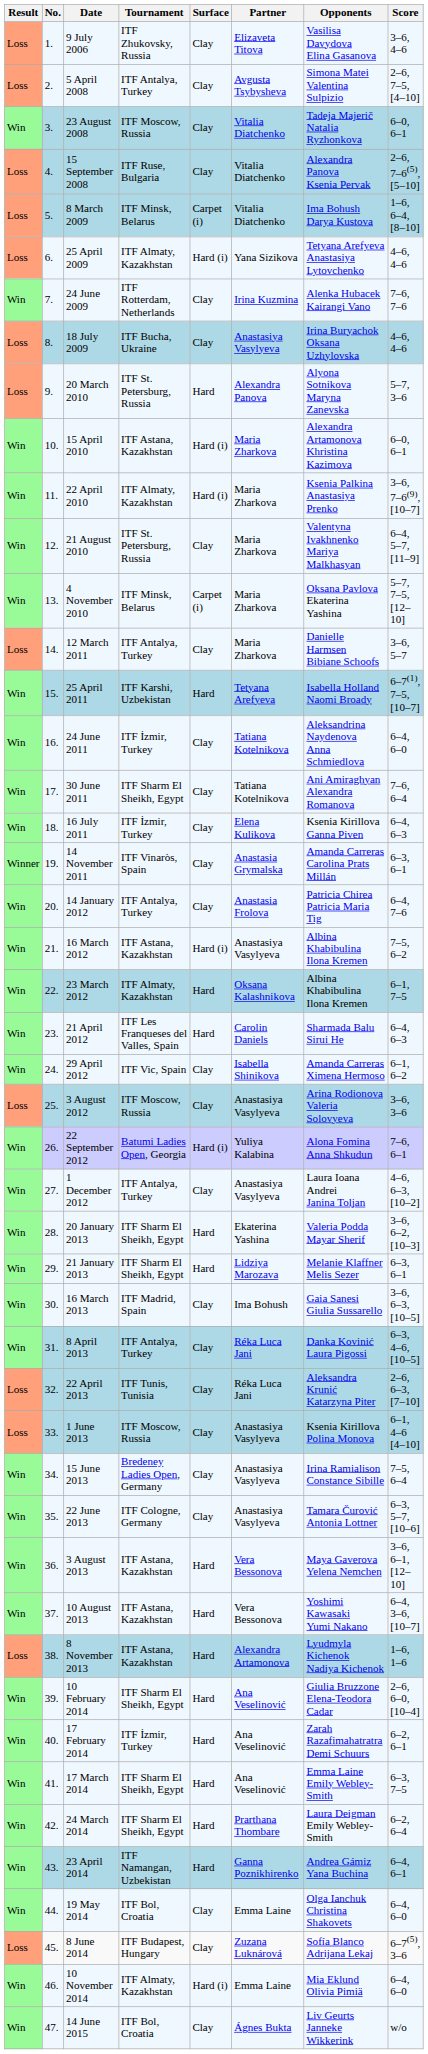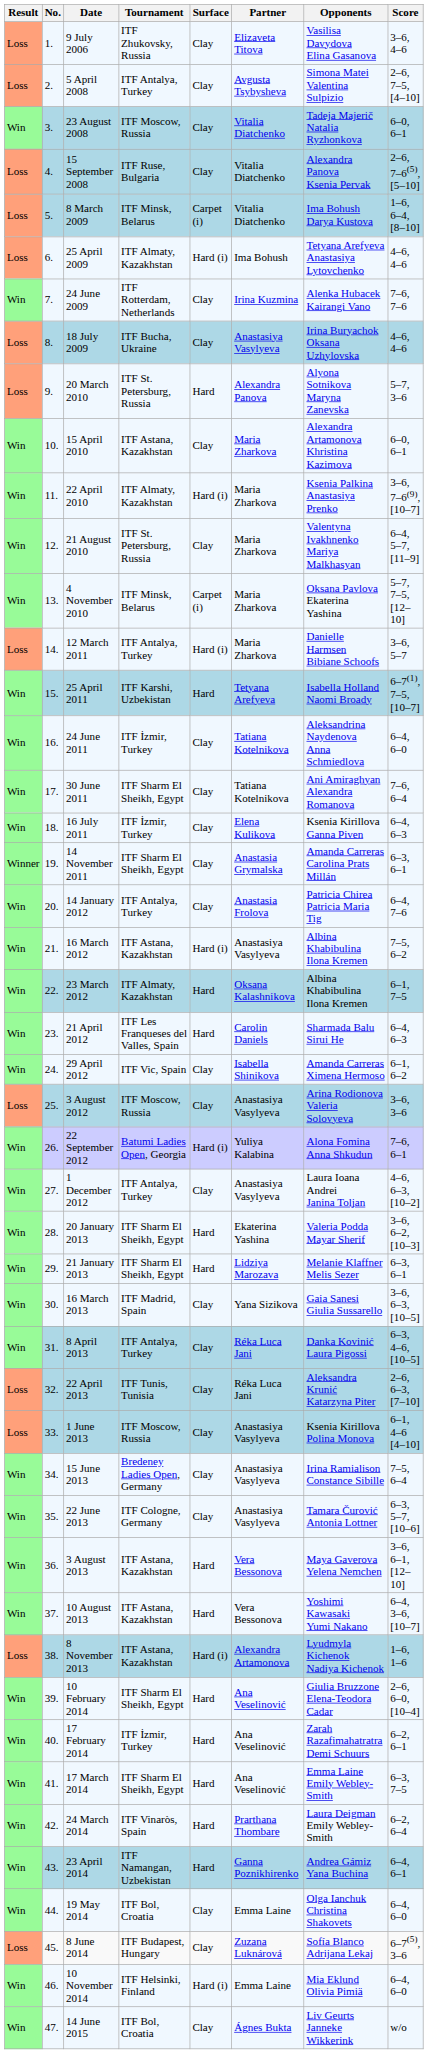(266, 257) Yana Sizikova -> (261, 257) Ima Bohush
(210, 445) Hard (i) -> (203, 445) Clay
(203, 649) Clay -> (210, 649) Hard (i)
(149, 864) ITF Vinaròs, Spain -> (152, 864) ITF Sharm El Sheikh, Egypt
(261, 1305) Ima Bohush -> (266, 1305) Yana Sizikova
(203, 1656) Hard -> (210, 1656) Hard (i)
(152, 1825) ITF Sharm El Sheikh, Egypt -> (149, 1825) ITF Vinaròs, Spain
(148, 1985) ITF Almaty, Kazakhstan -> (151, 1985) ITF Helsinki, Finland
